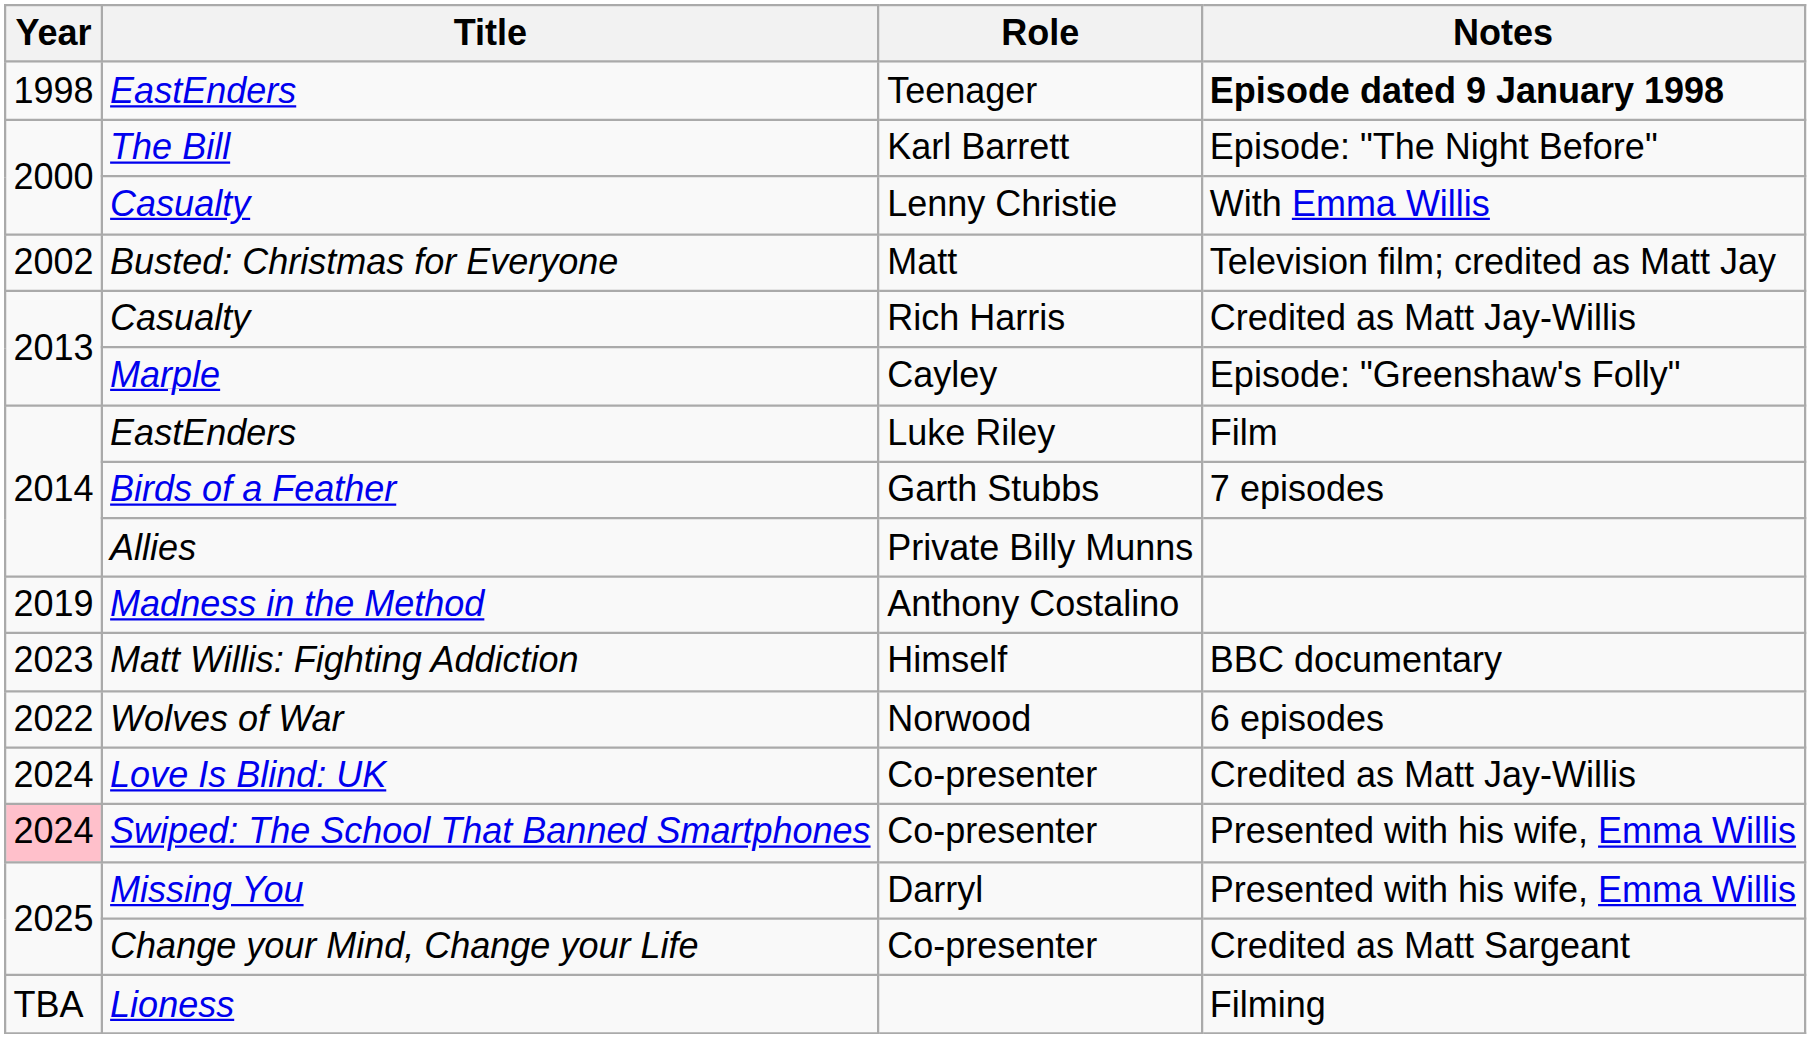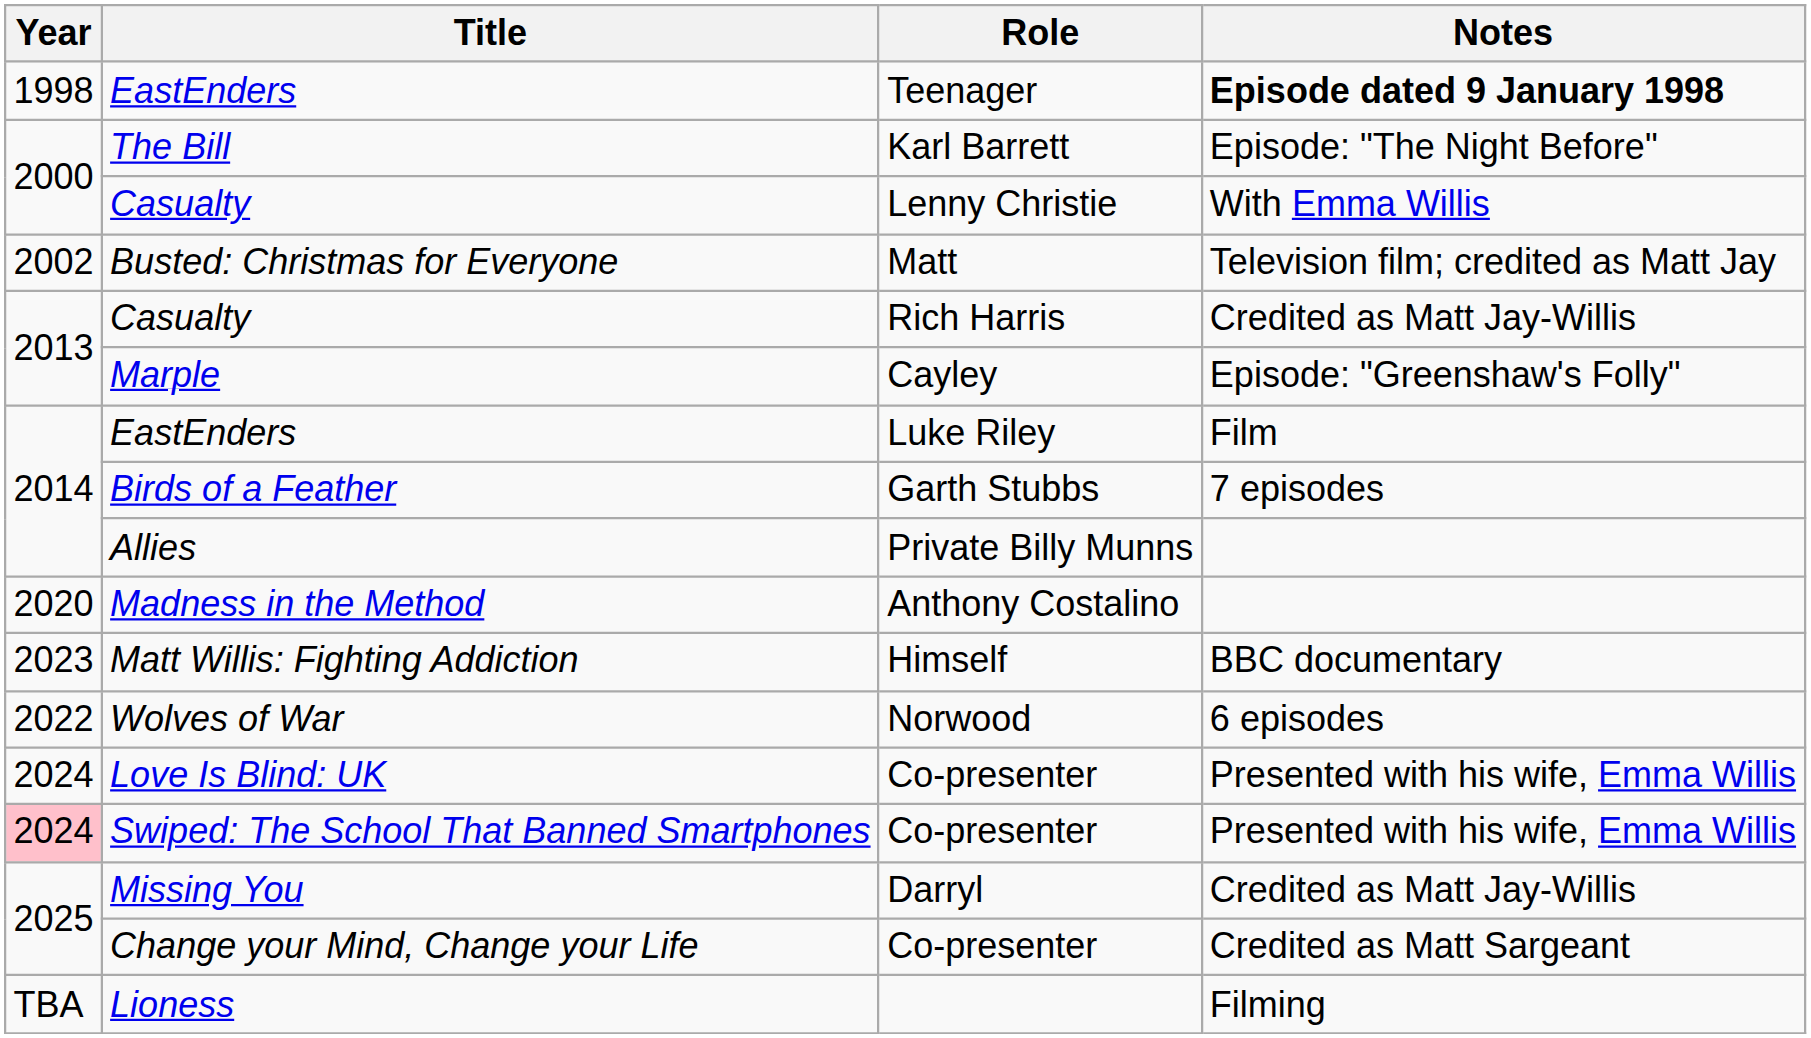(53, 603) 2019 -> (53, 603) 2020
(1423, 775) Credited as Matt Jay-Willis -> (1503, 775) Presented with his wife, Emma Willis
(1503, 889) Presented with his wife, Emma Willis -> (1423, 889) Credited as Matt Jay-Willis
